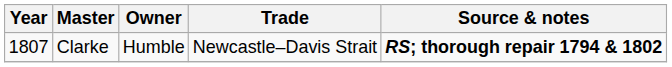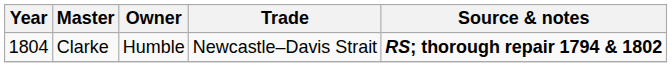(29, 47) 1807 -> (29, 47) 1804
